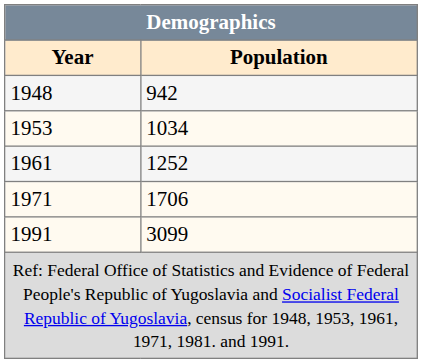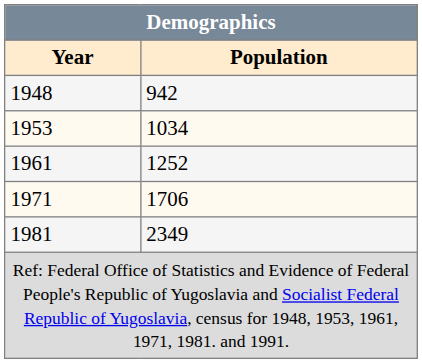+ row: (32, 234)
- row: (32, 234)
